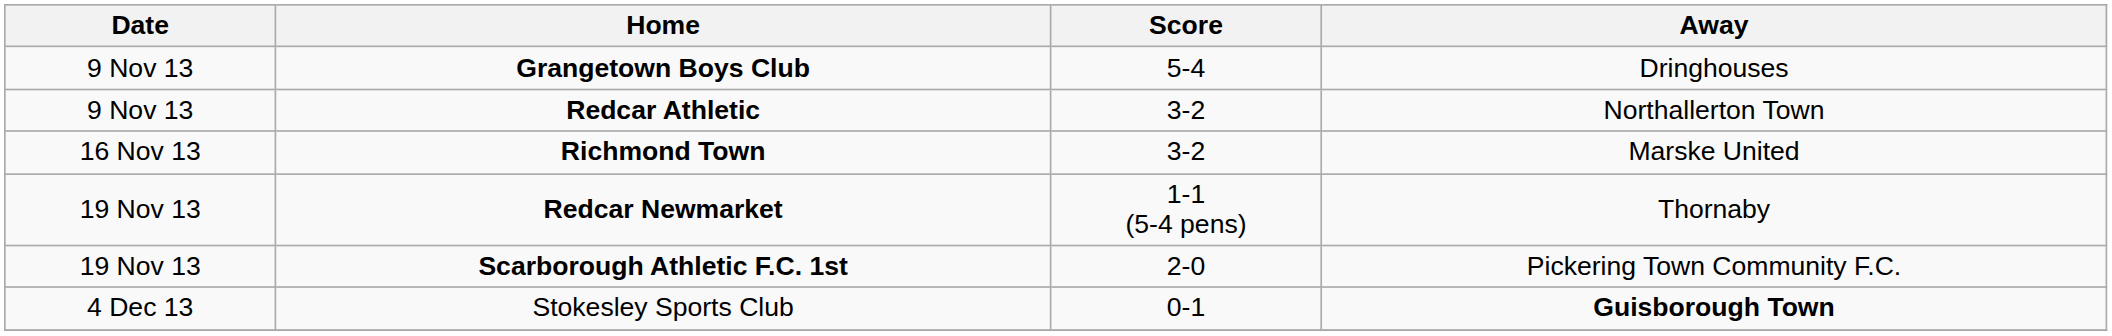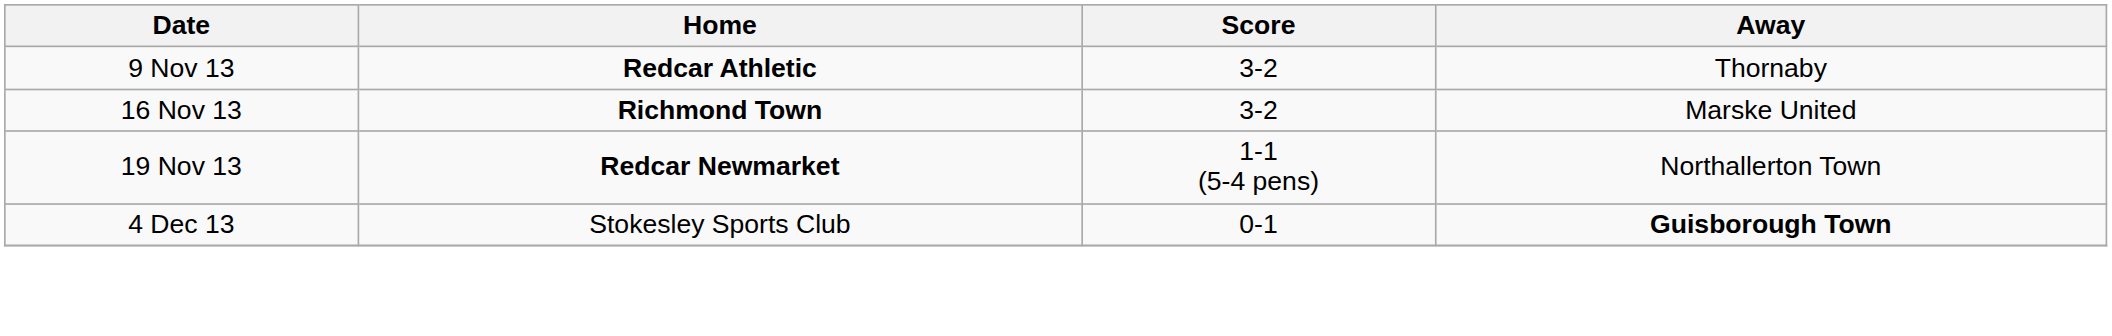- row: (663, 67)
(1714, 109) Northallerton Town -> (1771, 67) Thornaby
(1714, 208) Thornaby -> (1771, 166) Northallerton Town
- row: (663, 266)
